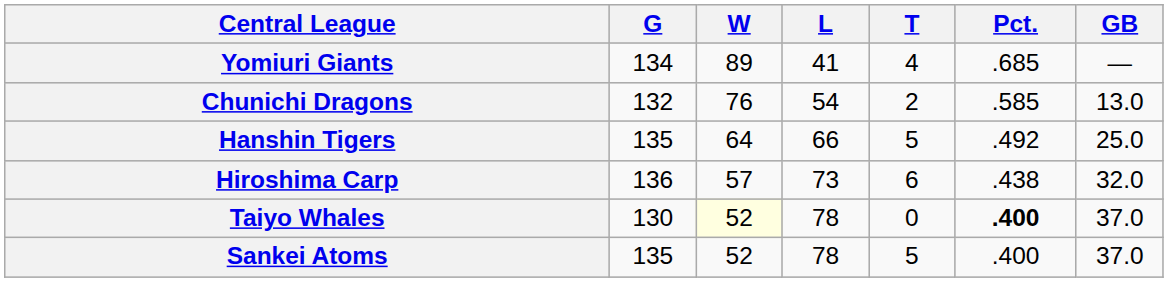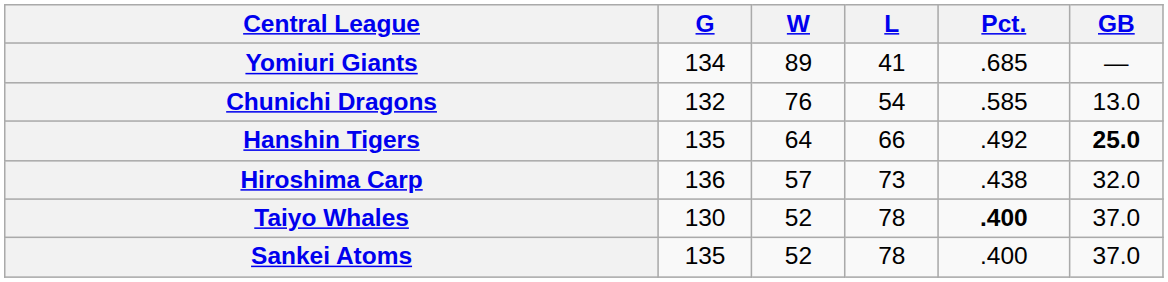- column: (912, 23)
(1120, 140) normal -> (1116, 140) bold
(739, 218) lightyellow background -> (798, 218) no background
